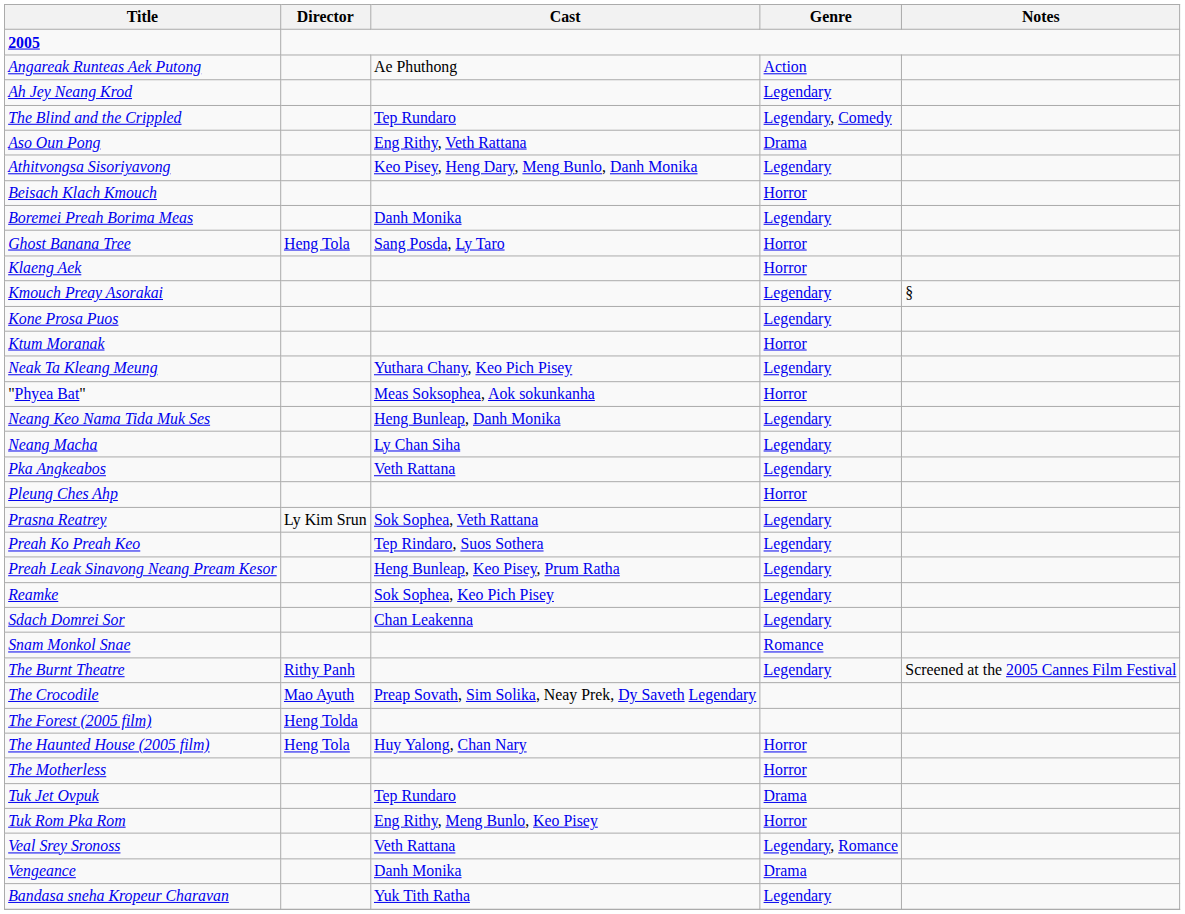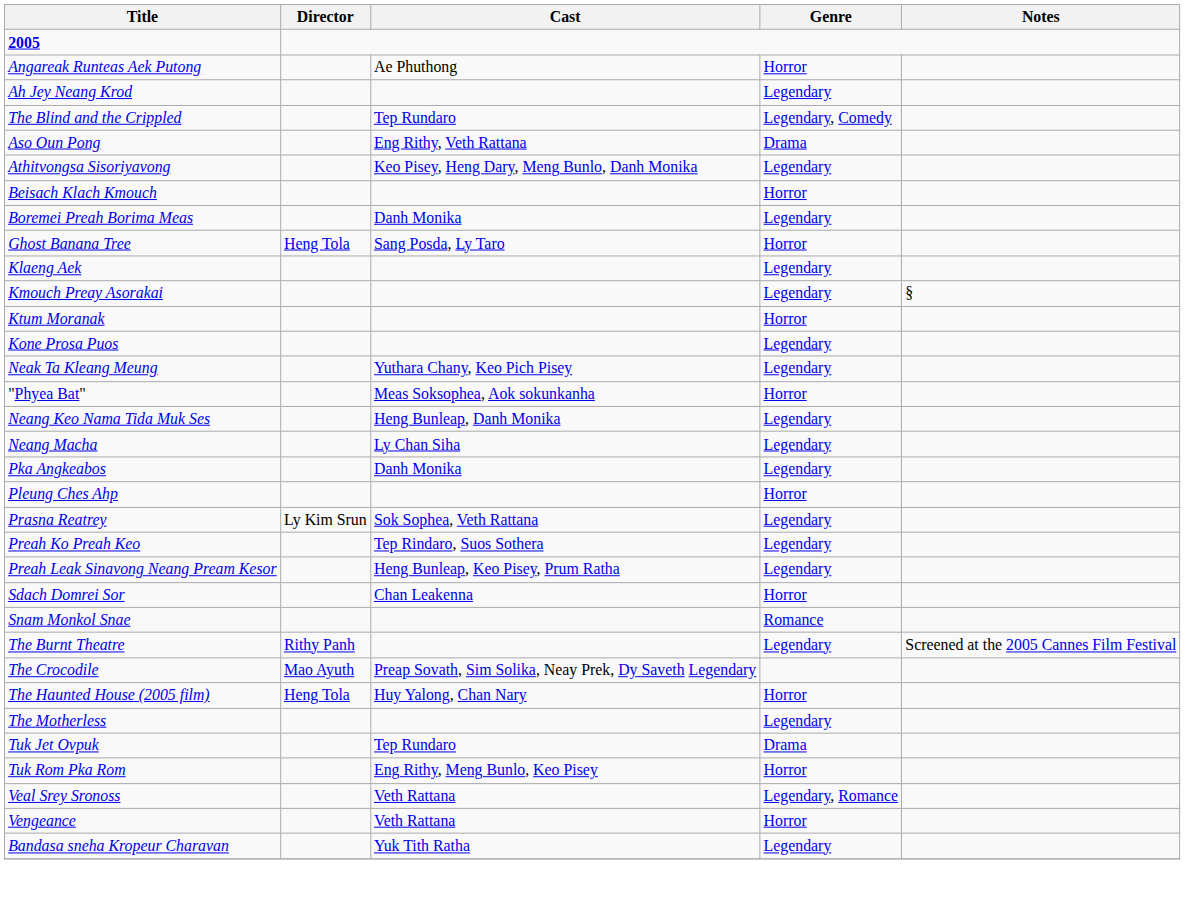(785, 67) Action -> (785, 67) Horror
(785, 268) Horror -> (797, 268) Legendary
rows swapped: (63, 318) <-> (56, 343)
(415, 469) Veth Rattana -> (418, 469) Danh Monika
- row: (33, 594)
(797, 619) Legendary -> (785, 594) Horror
- row: (80, 720)
(785, 770) Horror -> (797, 720) Legendary
(418, 871) Danh Monika -> (415, 820) Veth Rattana
(785, 871) Drama -> (785, 820) Horror
